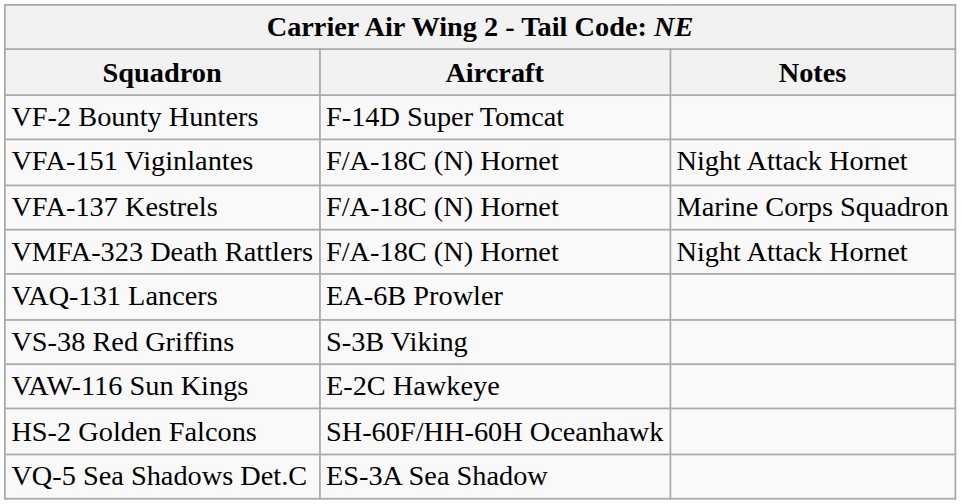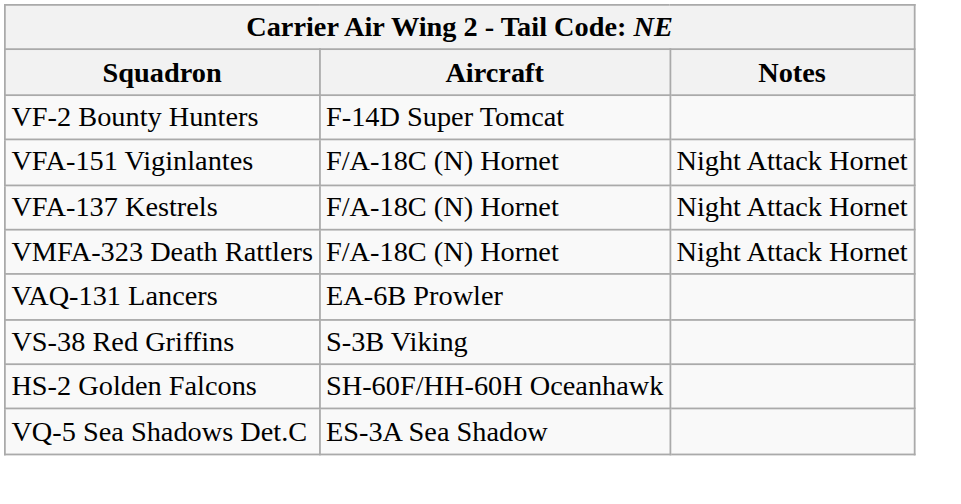(813, 206) Marine Corps Squadron -> (792, 206) Night Attack Hornet
- row: (130, 386)
